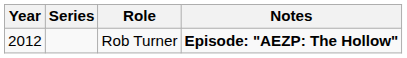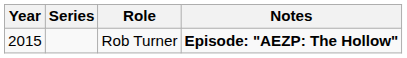(25, 40) 2012 -> (25, 40) 2015
